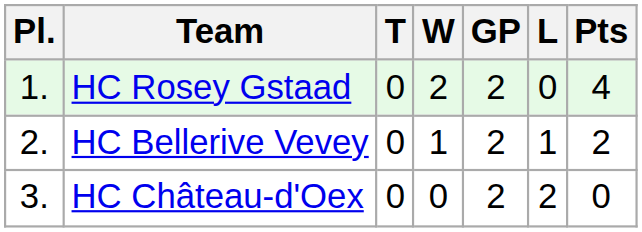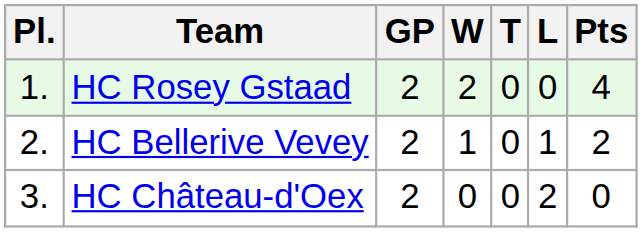columns swapped: (496, 32) <-> (395, 32)
